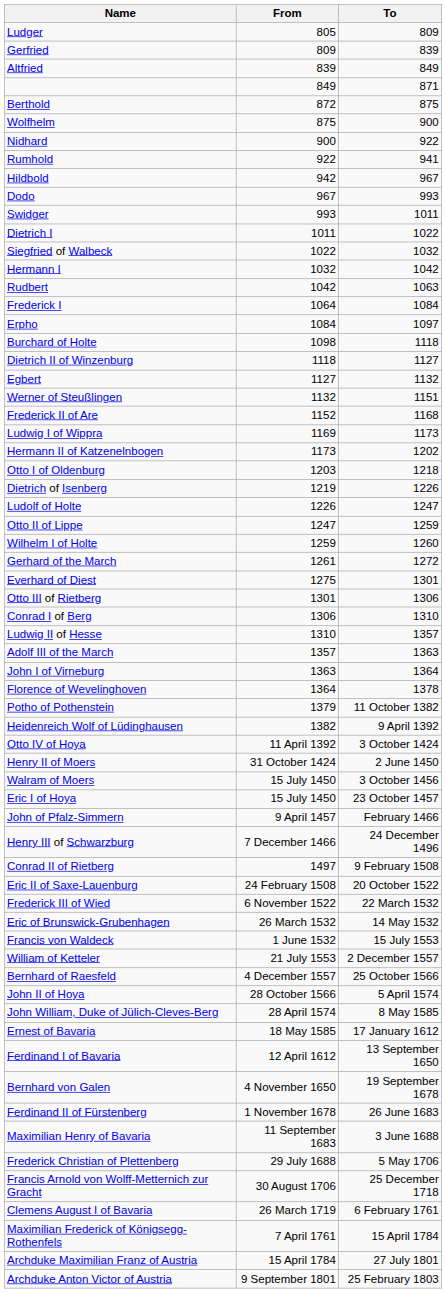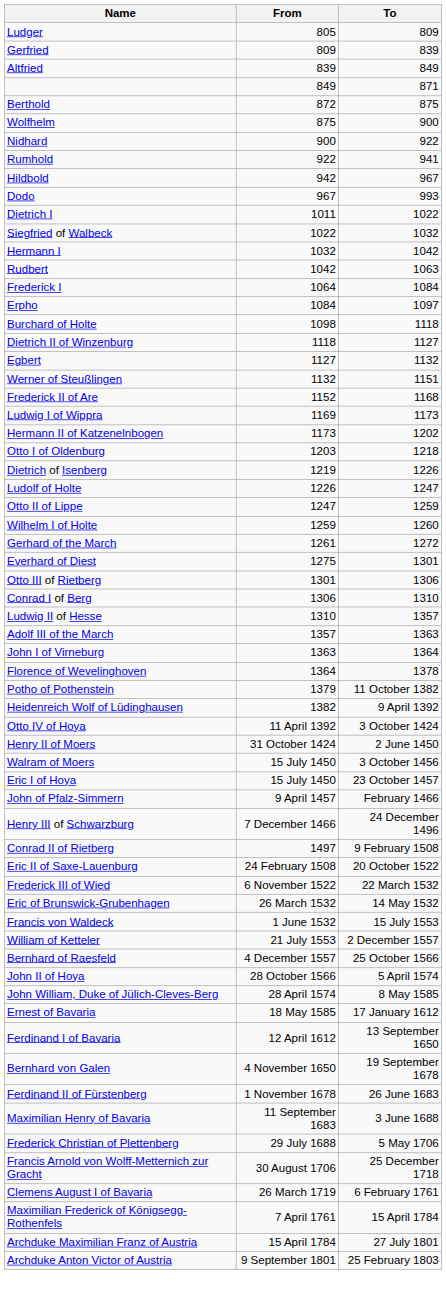- row: (28, 214)
